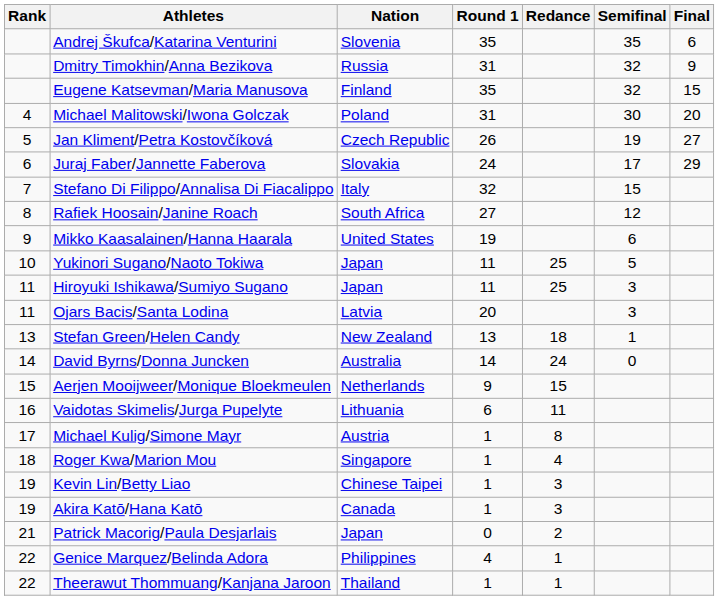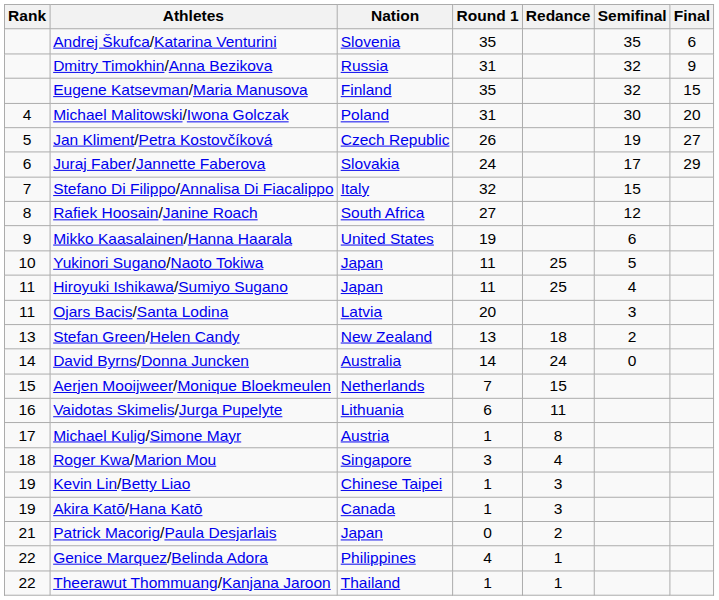(632, 287) 3 -> (632, 287) 4
(632, 336) 1 -> (632, 336) 2
(488, 386) 9 -> (488, 386) 7
(488, 459) 1 -> (488, 459) 3
